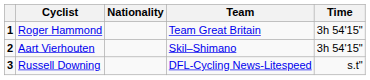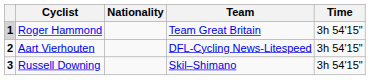(10, 30) no background -> (10, 30) lightgrey background
(203, 48) Skil–Shimano -> (240, 48) DFL-Cycling News-Litespeed
(240, 65) DFL-Cycling News-Litespeed -> (203, 65) Skil–Shimano
(355, 65) s.t" -> (340, 65) 3h 54'15"
